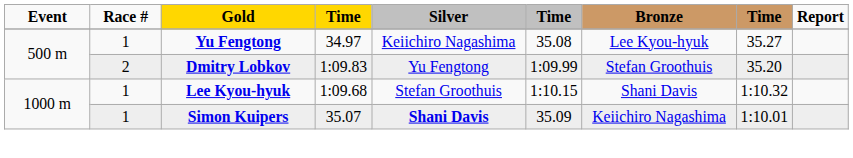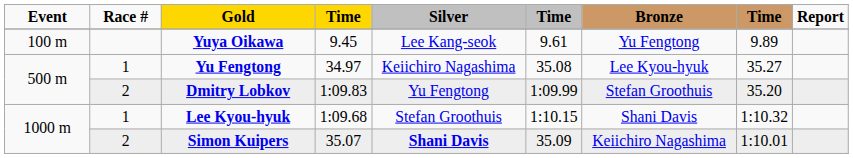+ row: (238, 41)
(126, 116) 1 -> (126, 141) 2
